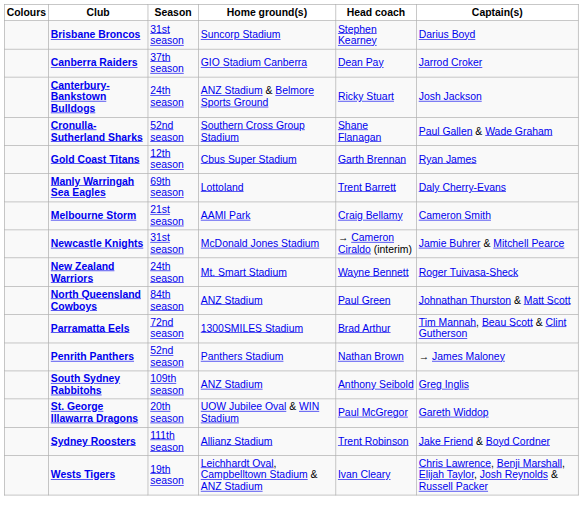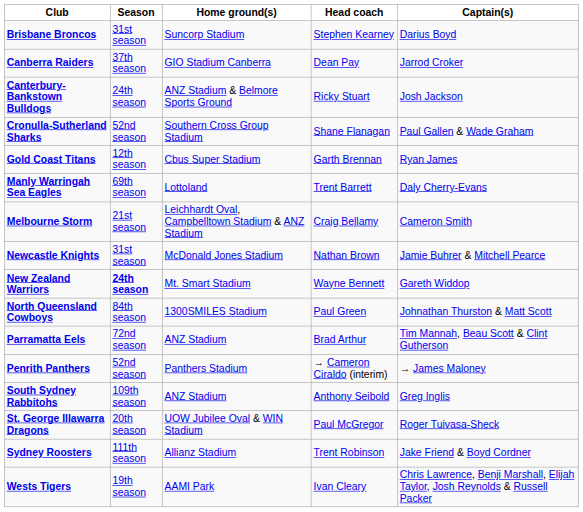- column: (26, 12)
(226, 215) AAMI Park -> (234, 221) Leichhardt Oval, Campbelltown Stadium & ANZ Stadium
(375, 244) → Cameron Ciraldo (interim) -> (347, 255) Nathan Brown
(167, 272) normal -> (130, 284) bold
(468, 272) Roger Tuivasa-Sheck -> (435, 284) Gareth Widdop
(232, 300) ANZ Stadium -> (216, 312) 1300SMILES Stadium
(252, 328) 1300SMILES Stadium -> (195, 340) ANZ Stadium
(371, 356) Nathan Brown -> (351, 368) → Cameron Ciraldo (interim)
(454, 413) Gareth Widdop -> (449, 425) Roger Tuivasa-Sheck
(259, 475) Leichhardt Oval, Campbelltown Stadium & ANZ Stadium -> (189, 487) AAMI Park
